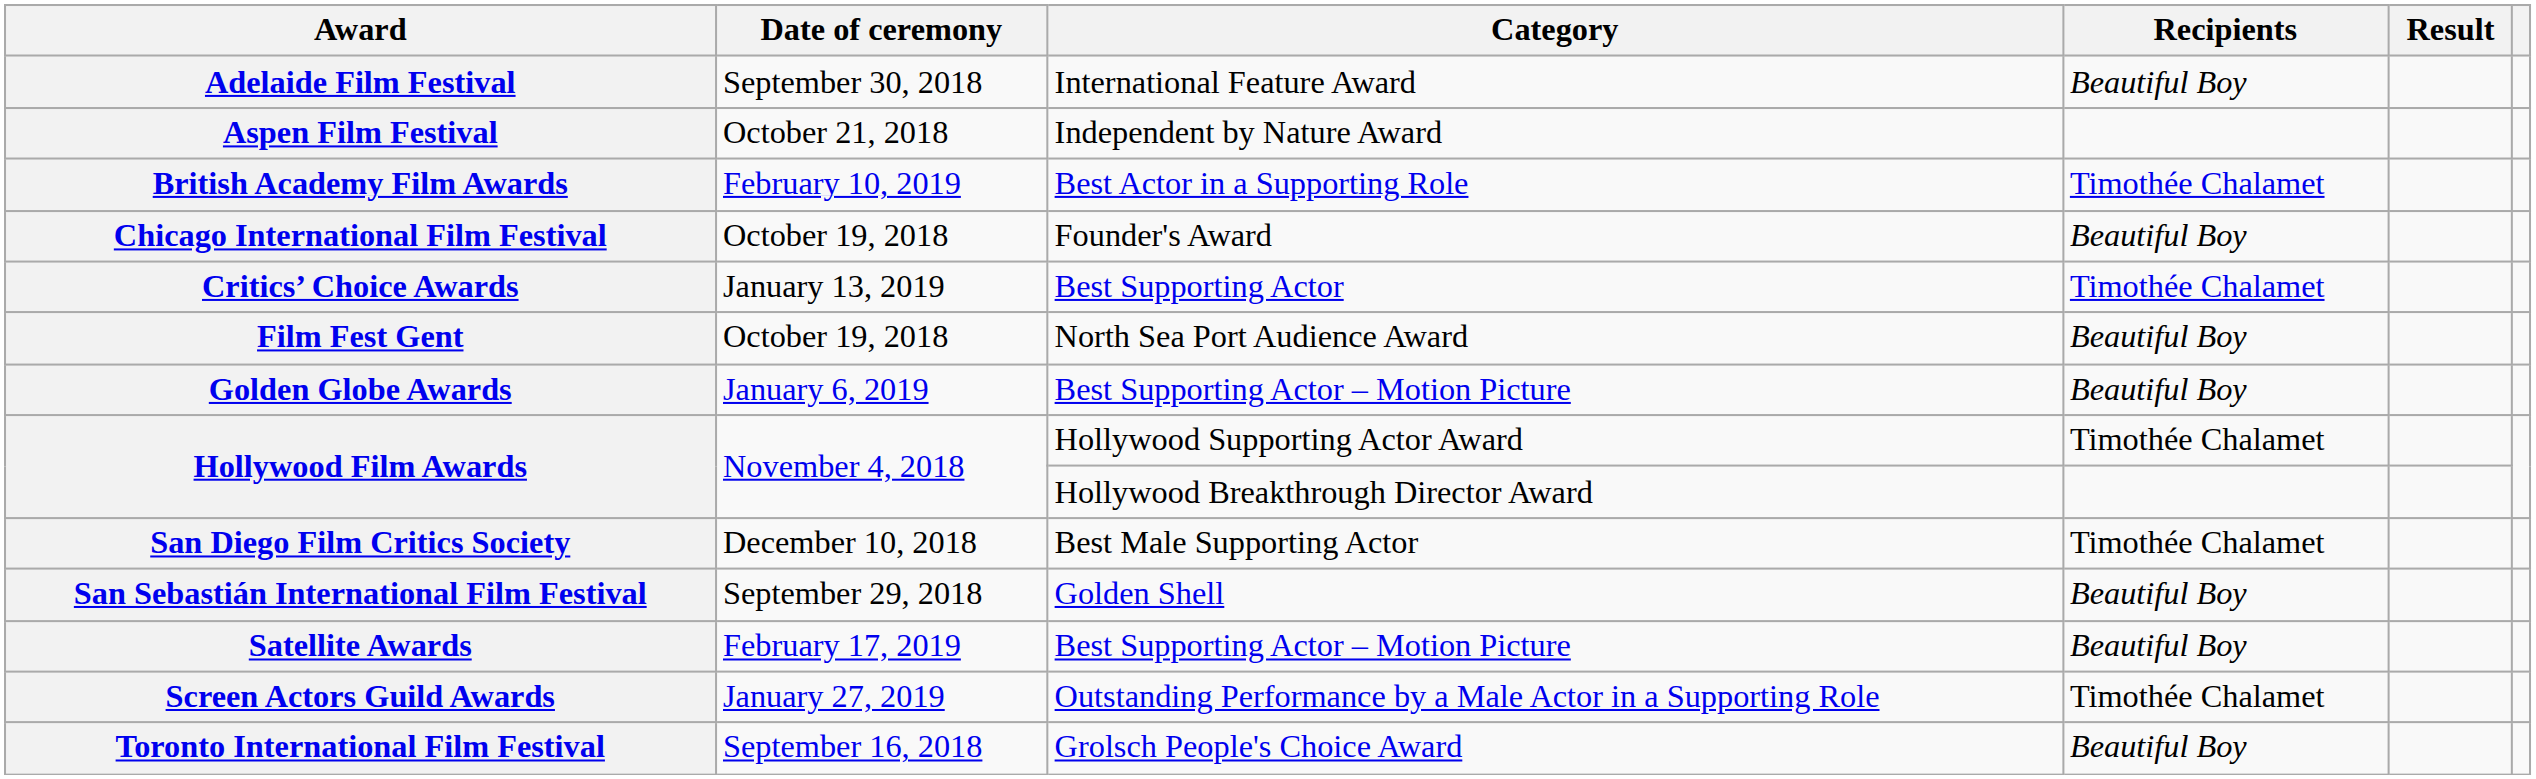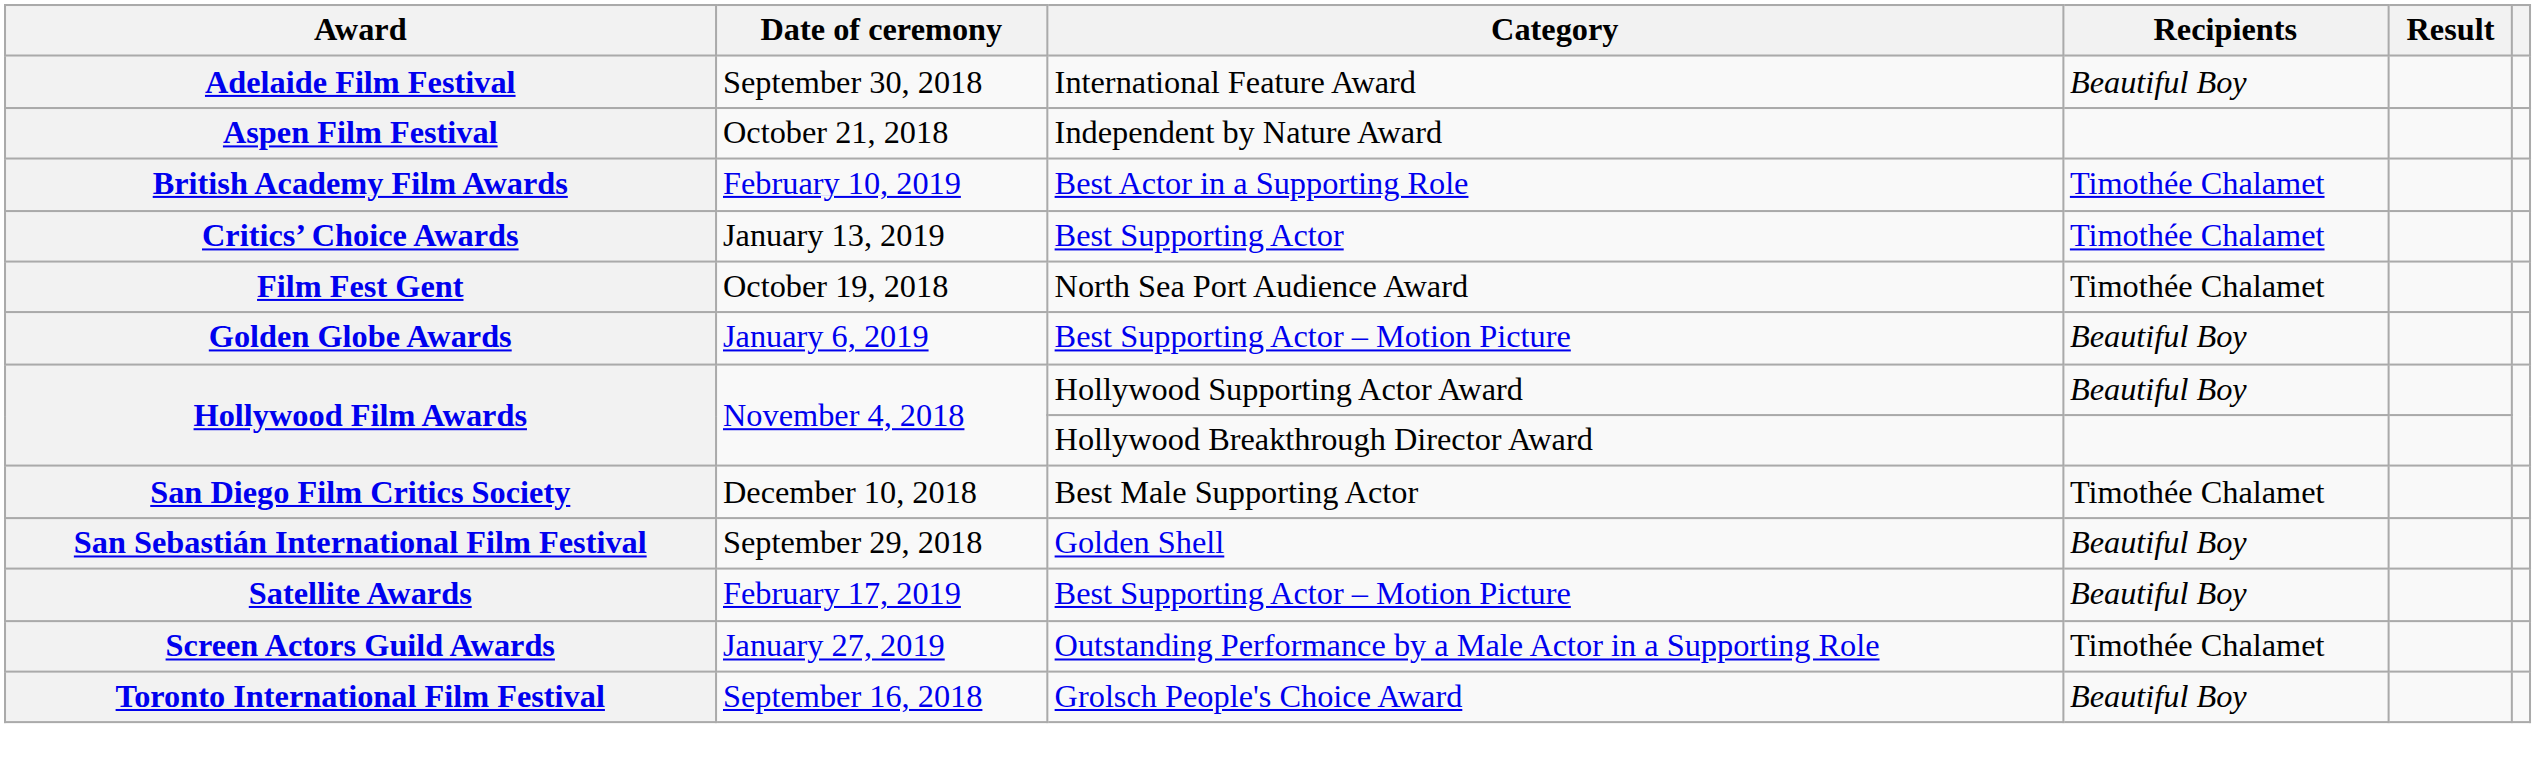- row: (360, 235)
(2158, 337) Beautiful Boy -> (2197, 286) Timothée Chalamet
(2197, 440) Timothée Chalamet -> (2158, 388) Beautiful Boy
